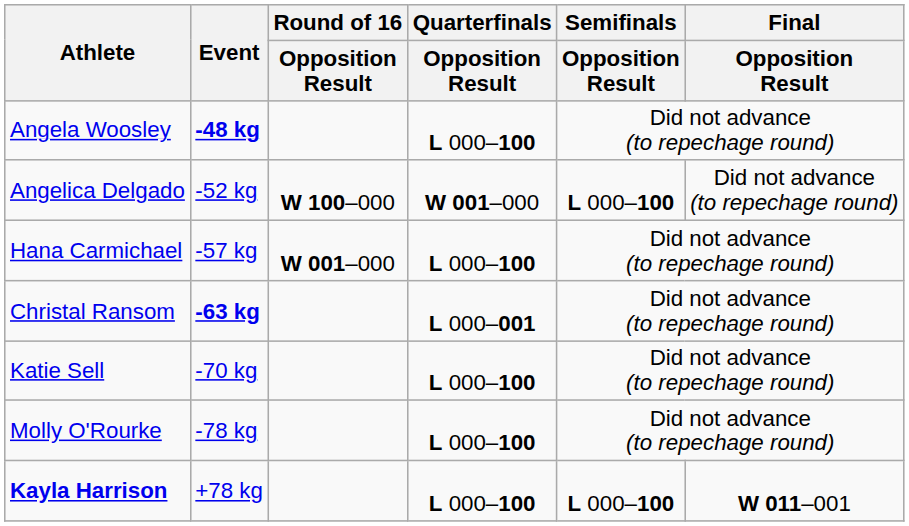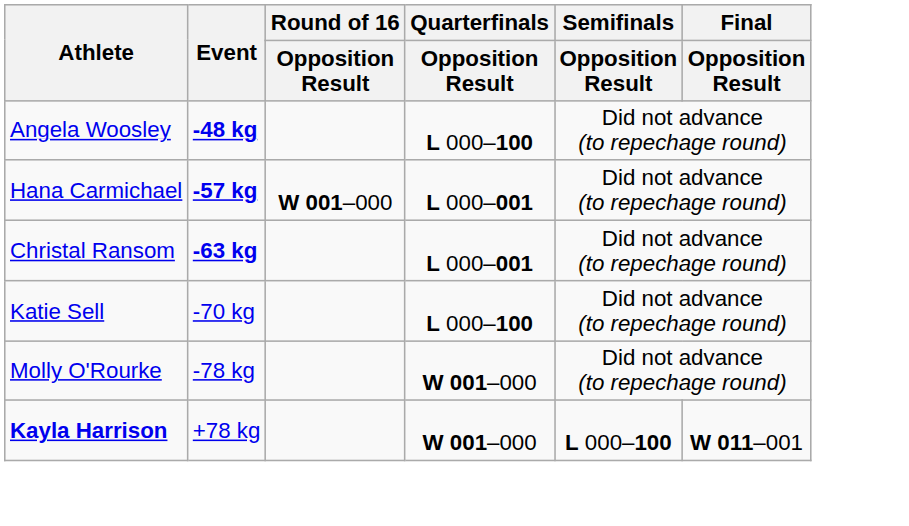- row: (97, 191)
(226, 251) normal -> (225, 191) bold
(482, 263) L 000–100 -> (480, 203) L 000–001
(482, 443) L 000–100 -> (480, 383) W 001–000
(482, 503) L 000–100 -> (480, 443) W 001–000
